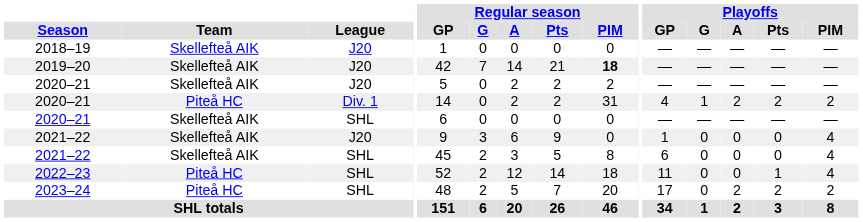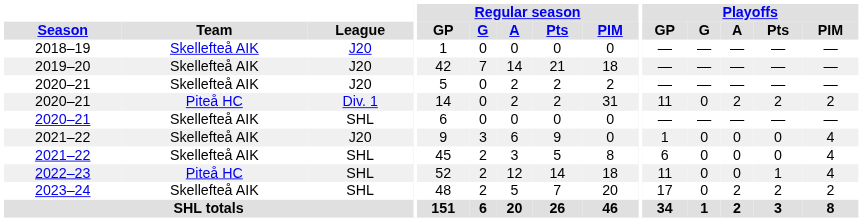(610, 66) bold -> (610, 66) normal
(665, 101) 4 -> (665, 101) 11
(704, 101) 1 -> (704, 101) 0
(214, 190) Piteå HC -> (214, 190) Skellefteå AIK
